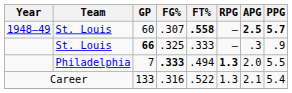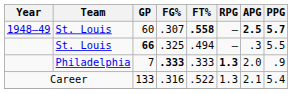(202, 47) .333 -> (202, 47) .494
(279, 47) .9 -> (276, 47) 5.5
(202, 63) .494 -> (202, 63) .333
(276, 63) 5.5 -> (279, 63) .9
